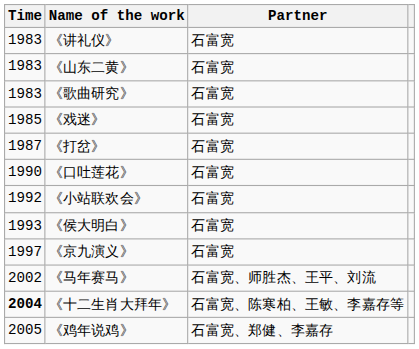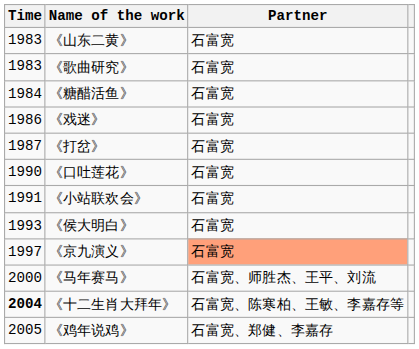- row: (84, 41)
+ row: (91, 94)
(25, 120) 1985 -> (25, 120) 1986
(25, 199) 1992 -> (25, 199) 1991
(213, 252) no background -> (213, 252) lightsalmon background
(25, 278) 2002 -> (25, 278) 2000
